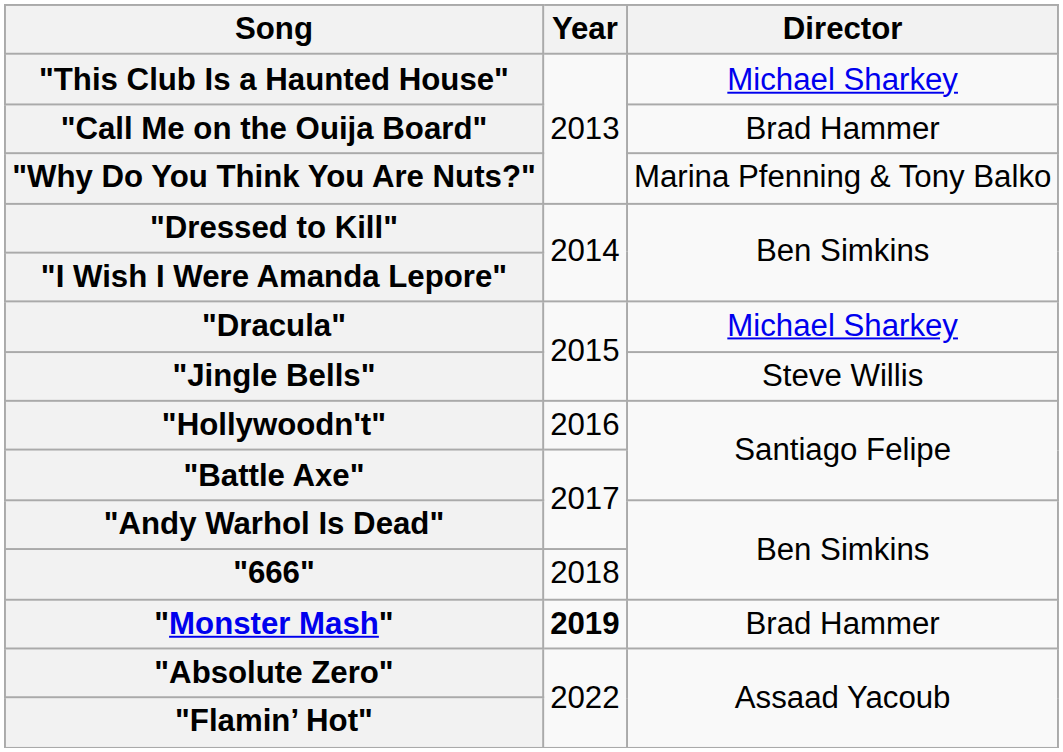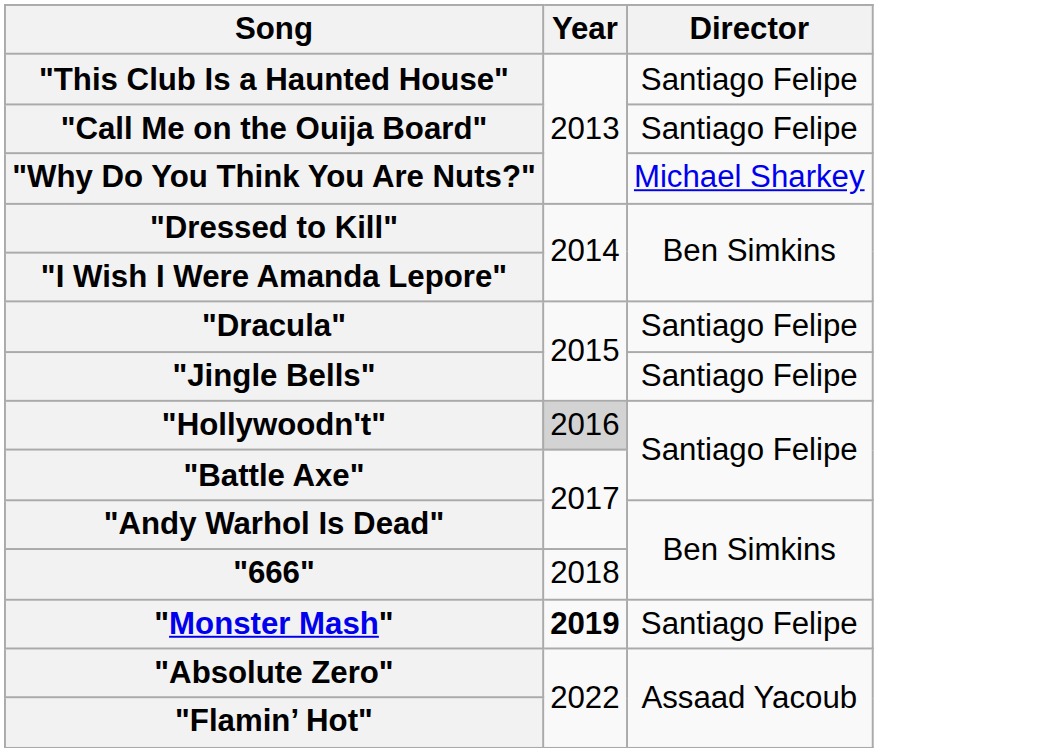(843, 78) Michael Sharkey -> (749, 78) Santiago Felipe
(843, 128) Brad Hammer -> (749, 128) Santiago Felipe
(843, 177) Marina Pfenning & Tony Balko -> (749, 177) Michael Sharkey
(843, 326) Michael Sharkey -> (749, 326) Santiago Felipe
(843, 375) Steve Willis -> (749, 375) Santiago Felipe
(585, 425) no background -> (585, 425) lightgrey background
(843, 623) Brad Hammer -> (749, 623) Santiago Felipe
